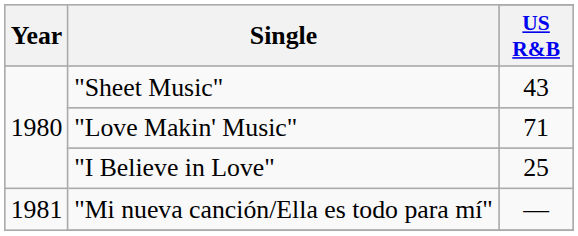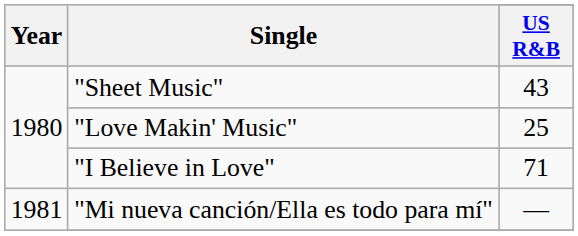(536, 127) 71 -> (536, 127) 25
(536, 168) 25 -> (536, 168) 71
